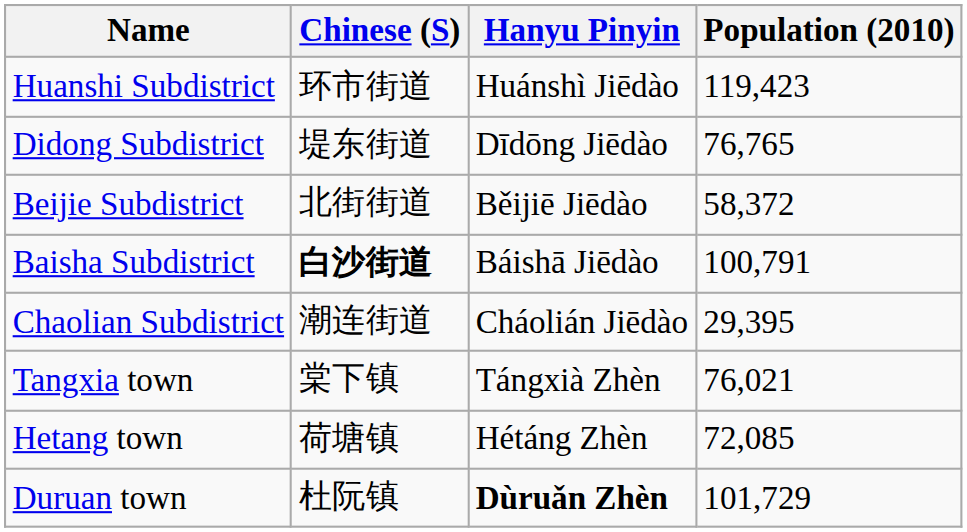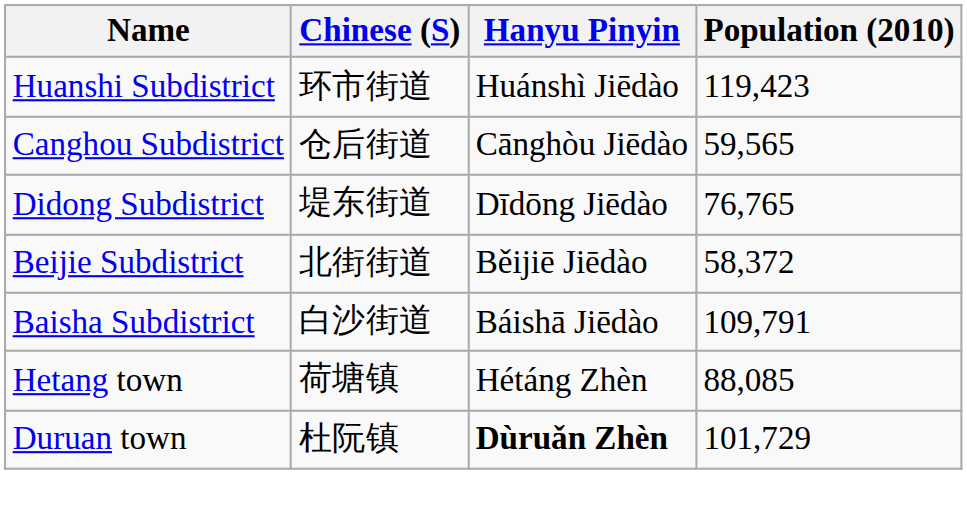+ row: (148, 145)
(366, 261) bold -> (366, 320) normal
(757, 262) 100,791 -> (757, 321) 109,791
- row: (148, 321)
- row: (103, 380)
(749, 438) 72,085 -> (749, 380) 88,085
